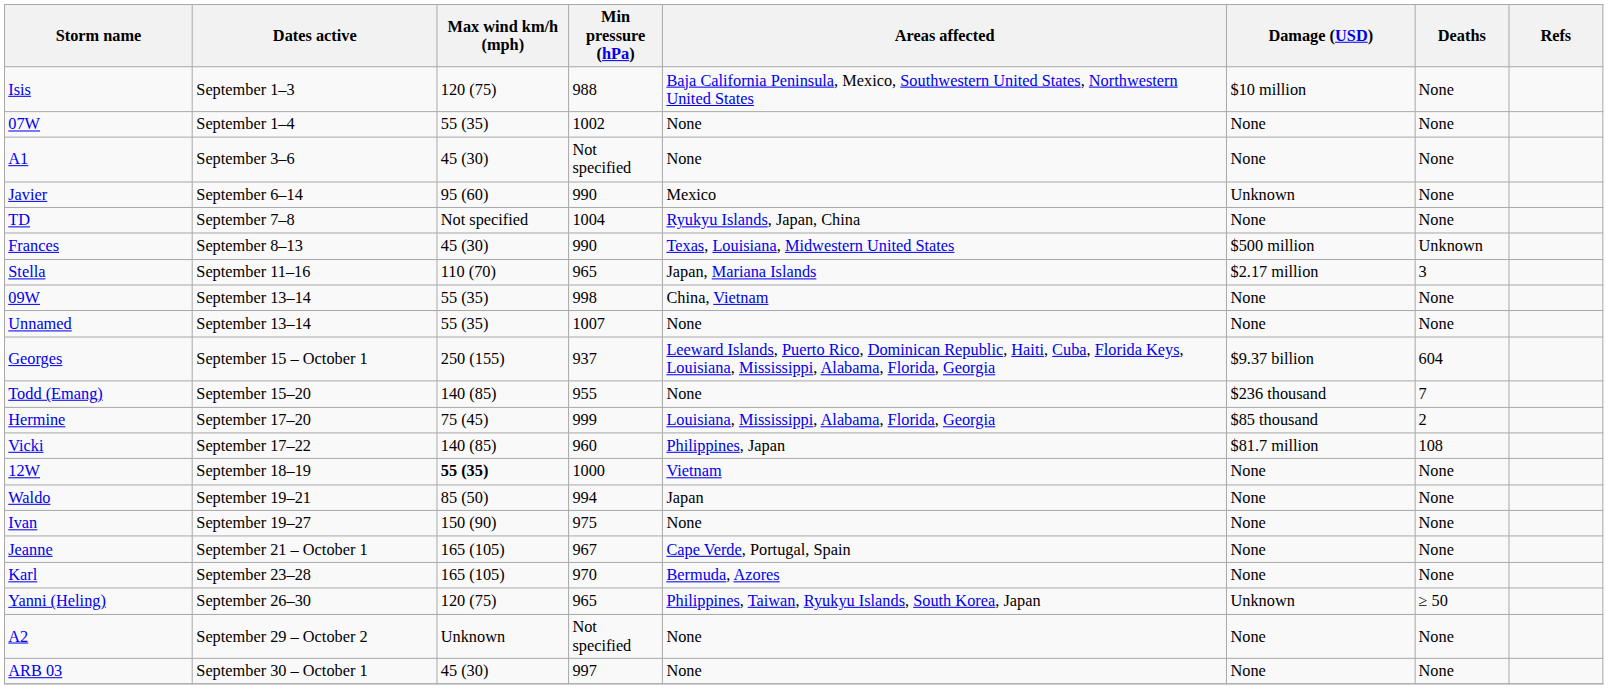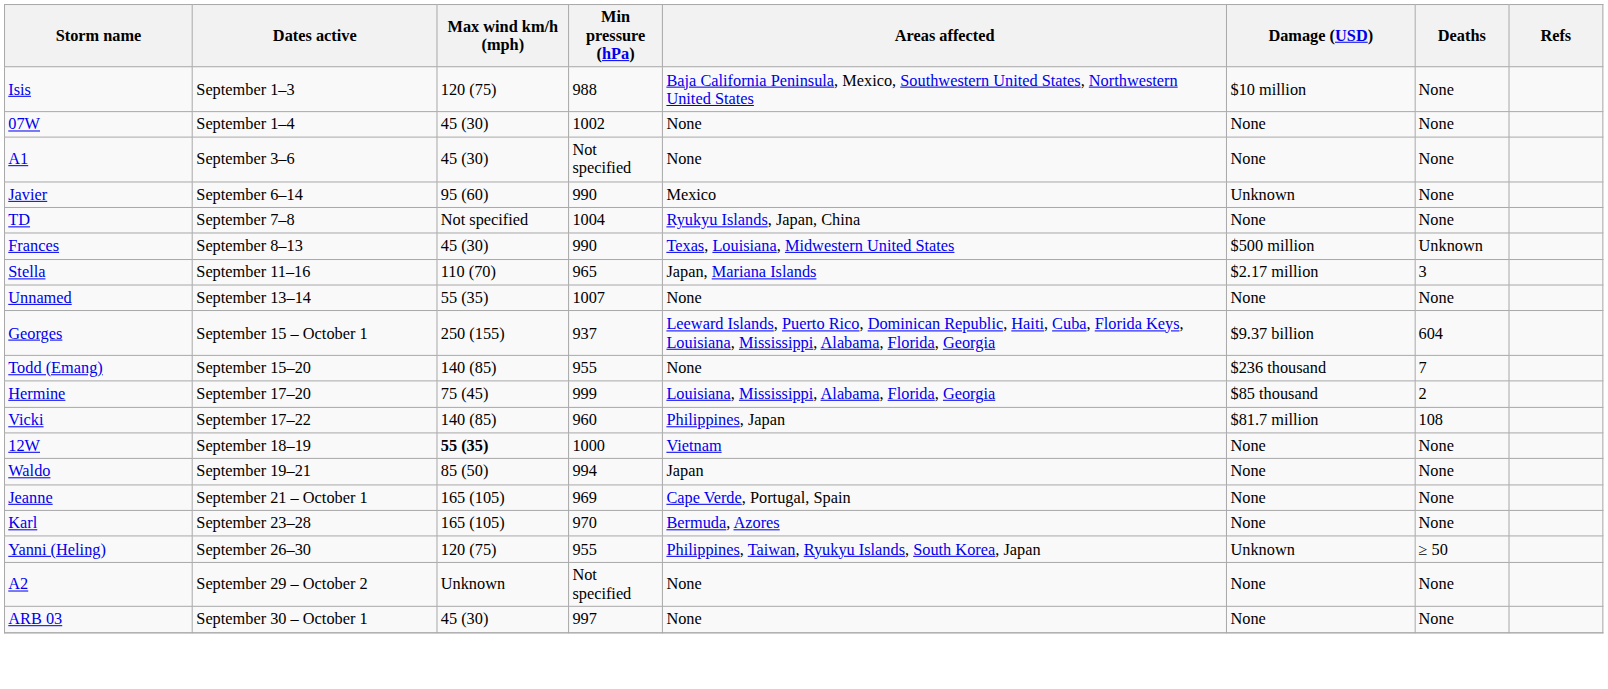(465, 124) 55 (35) -> (465, 124) 45 (30)
- row: (24, 297)
- row: (23, 523)
(585, 549) 967 -> (585, 497) 969
(585, 601) 965 -> (585, 549) 955
